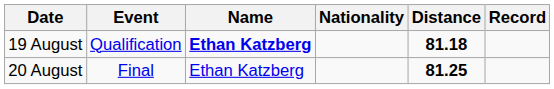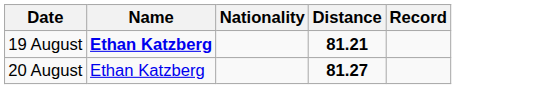- column: (136, 17)
(446, 44) 81.18 -> (347, 44) 81.21
(446, 70) 81.25 -> (347, 70) 81.27
